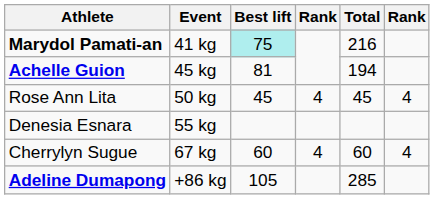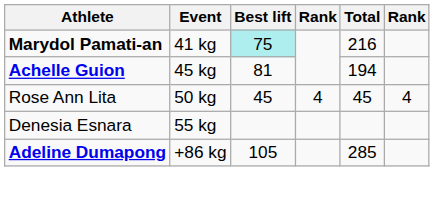- row: (73, 152)
